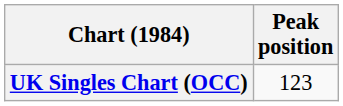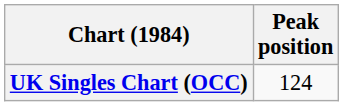(296, 82) 123 -> (296, 82) 124
